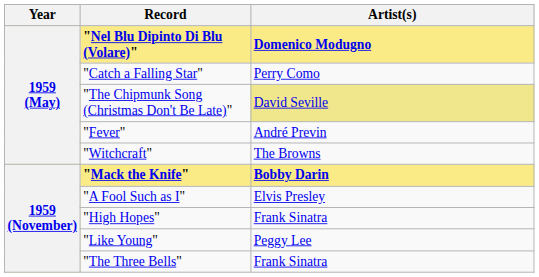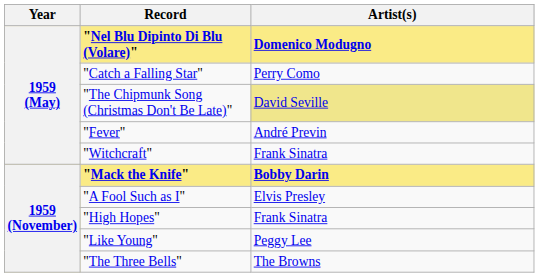(287, 153) The Browns -> (291, 153) Frank Sinatra
(291, 261) Frank Sinatra -> (287, 261) The Browns
